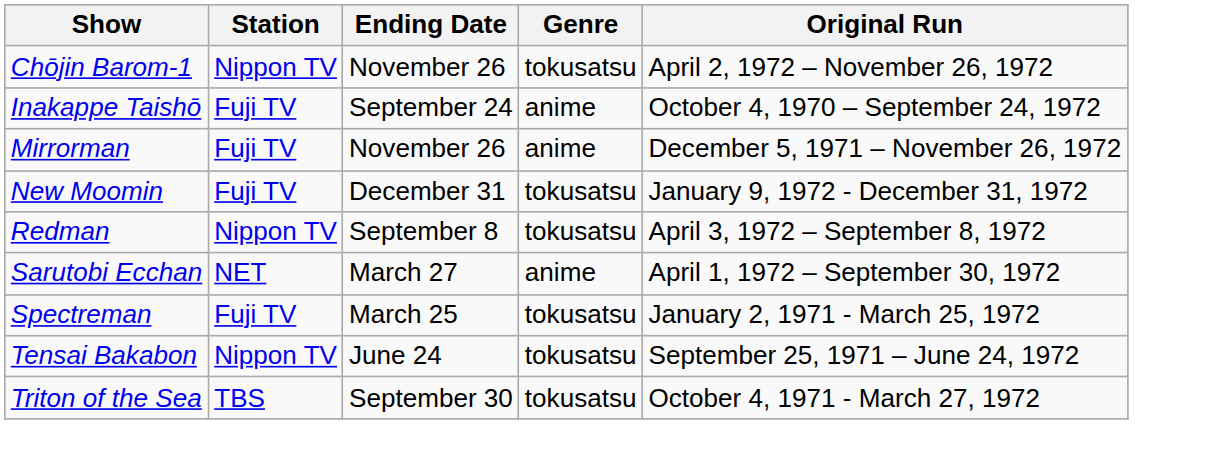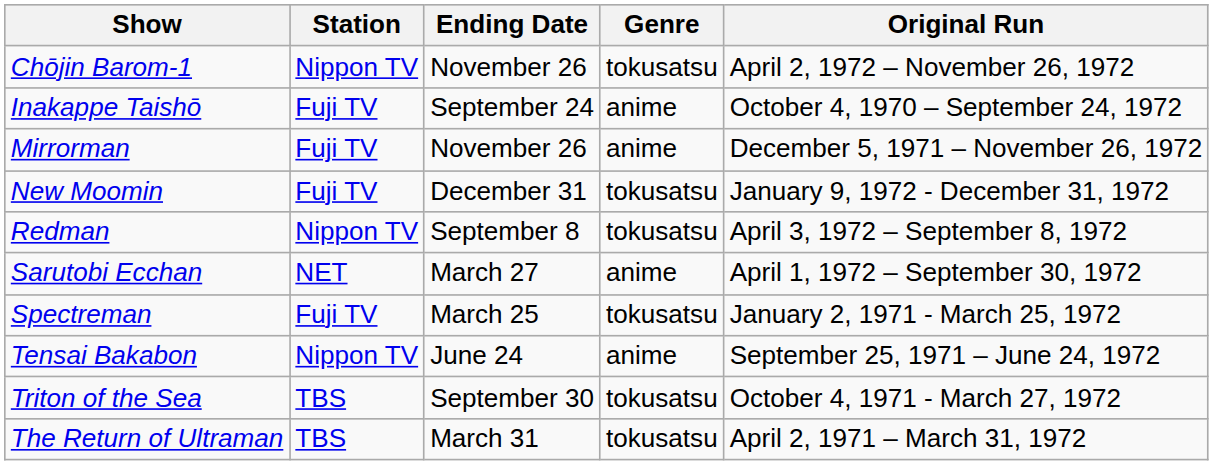(581, 356) tokusatsu -> (642, 356) anime
+ row: (147, 438)
